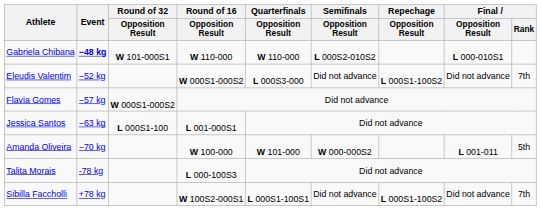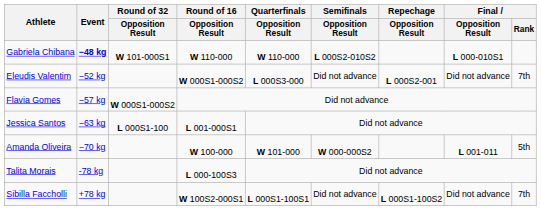(411, 81) L 000S1-100S2 -> (411, 81) L 000S2-001
